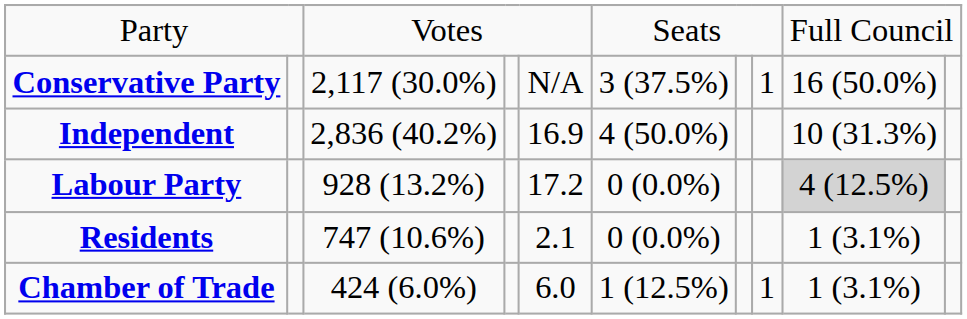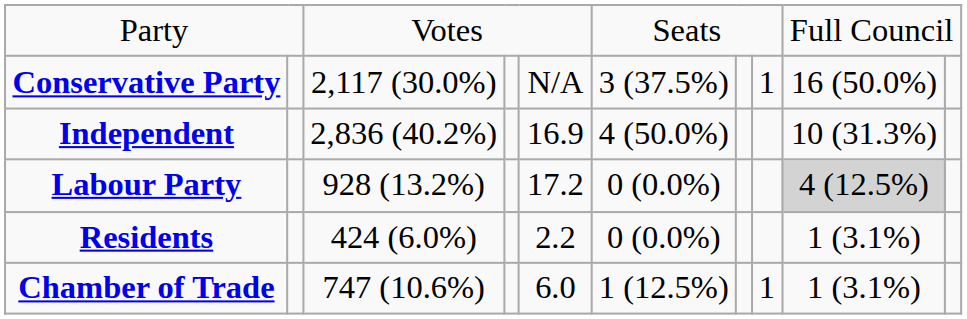(404, 236) 747 (10.6%) -> (404, 236) 424 (6.0%)
(555, 236) 2.1 -> (555, 236) 2.2
(404, 287) 424 (6.0%) -> (404, 287) 747 (10.6%)
